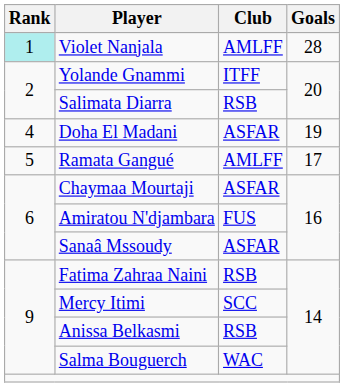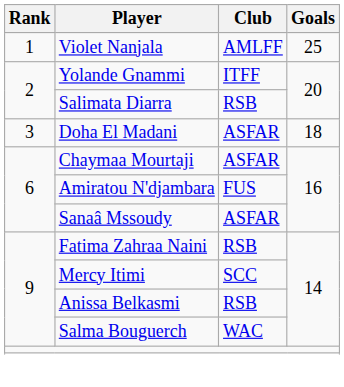(30, 47) paleturquoise background -> (30, 47) no background
(313, 47) 28 -> (313, 47) 25
(30, 132) 4 -> (30, 132) 3
(313, 132) 19 -> (313, 132) 18
- row: (116, 160)
